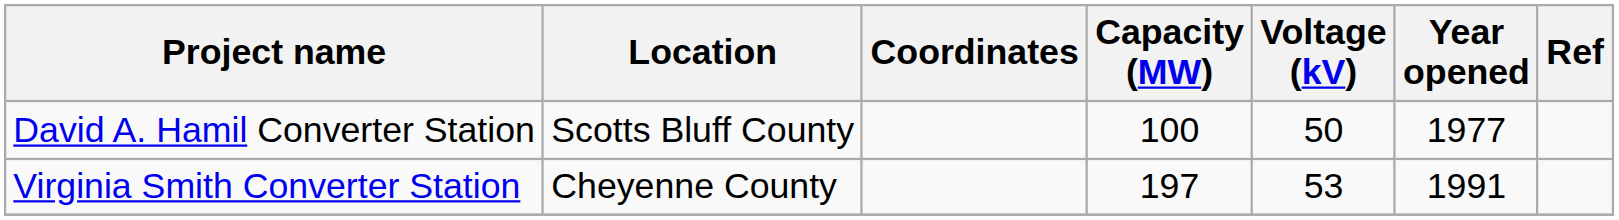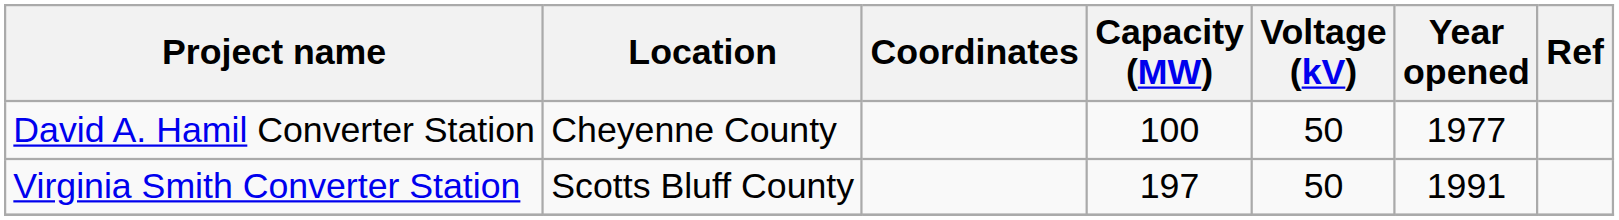(703, 129) Scotts Bluff County -> (694, 129) Cheyenne County
(694, 186) Cheyenne County -> (703, 186) Scotts Bluff County
(1323, 186) 53 -> (1323, 186) 50
